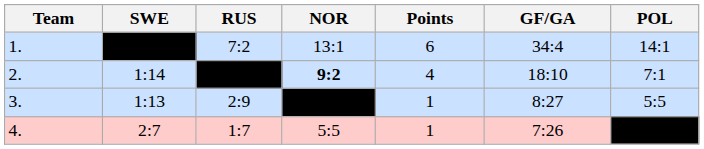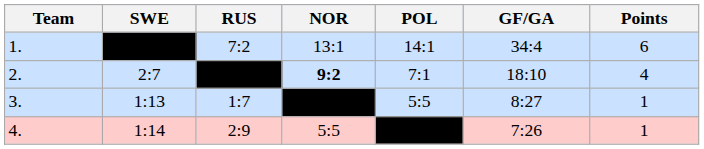columns swapped: (655, 18) <-> (430, 18)
(149, 74) 1:14 -> (149, 74) 2:7
(239, 102) 2:9 -> (239, 102) 1:7
(149, 130) 2:7 -> (149, 130) 1:14
(239, 130) 1:7 -> (239, 130) 2:9
